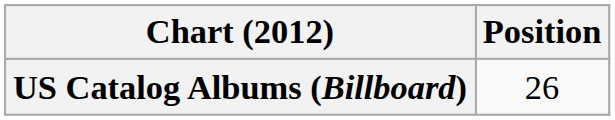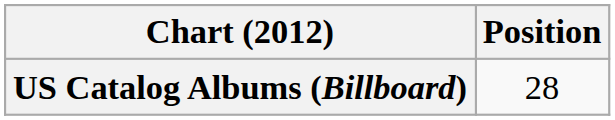(542, 86) 26 -> (542, 86) 28
